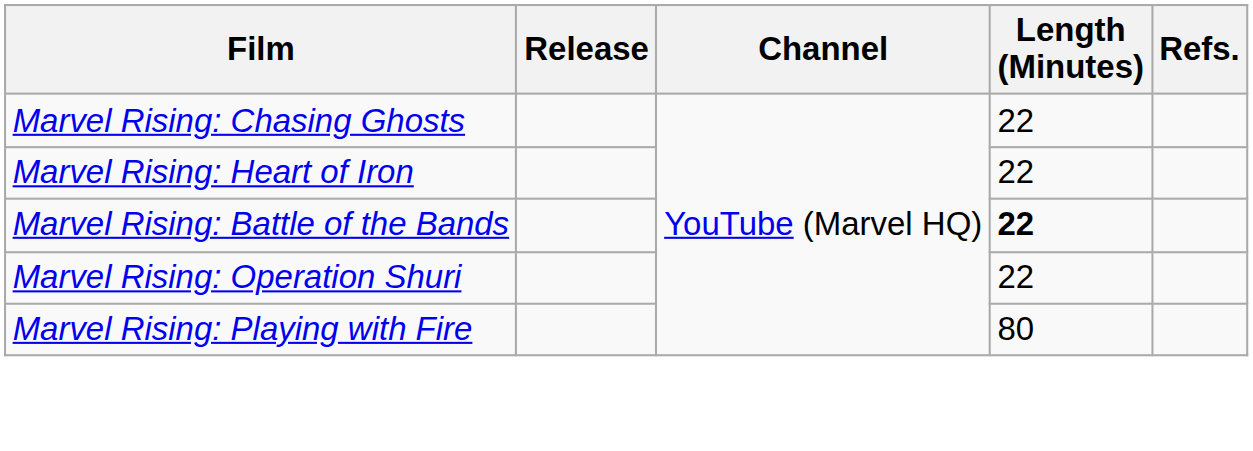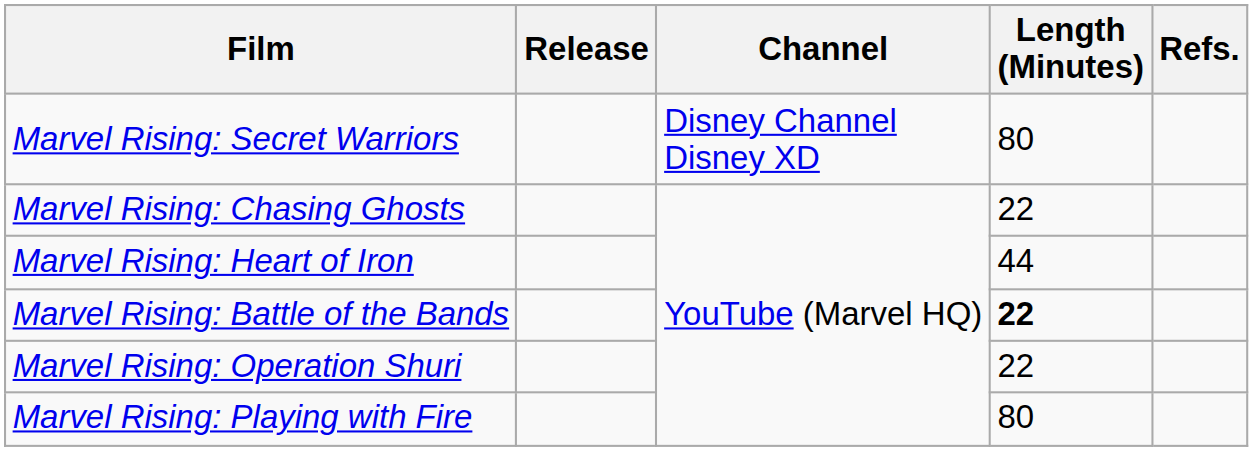+ row: (236, 138)
(1016, 172) 22 -> (1016, 261) 44
